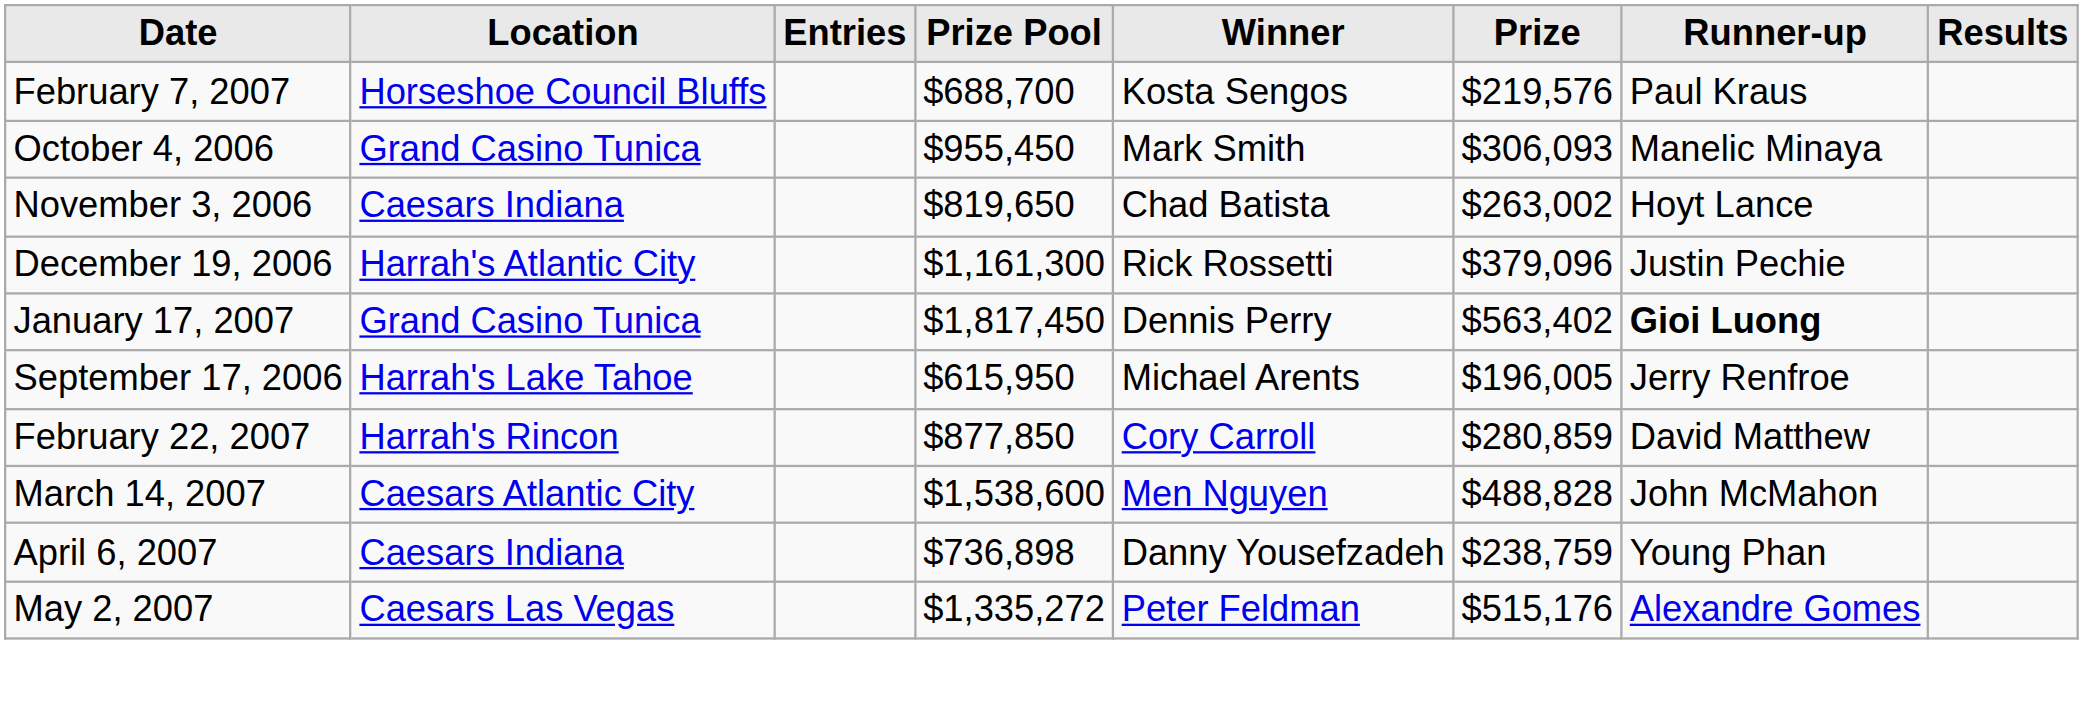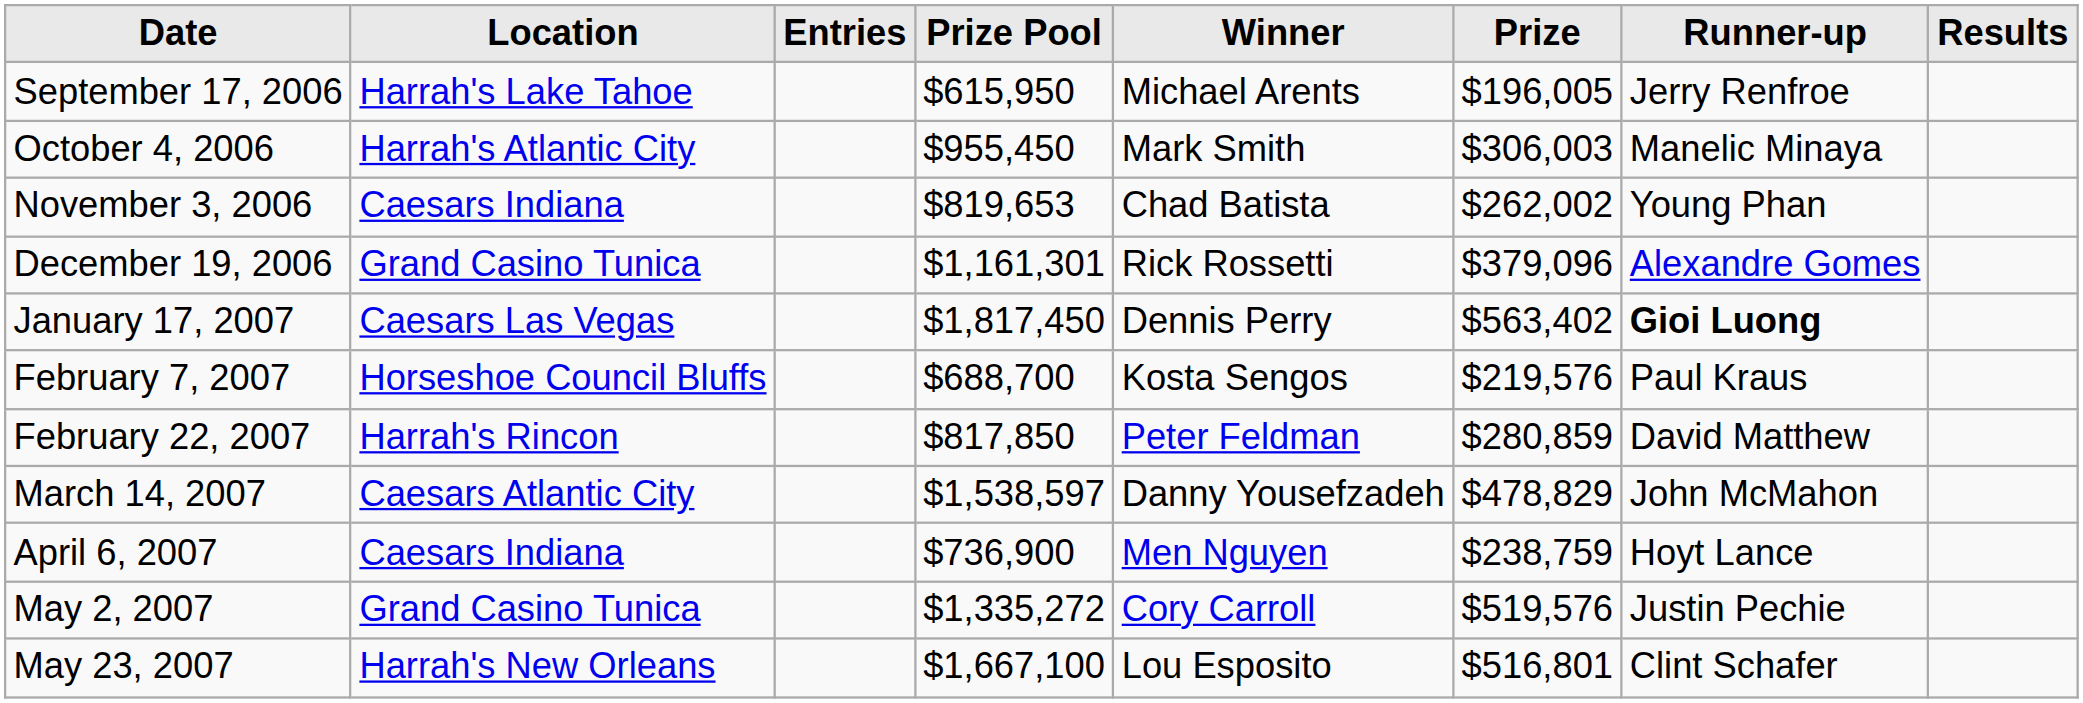rows swapped: (178, 378) <-> (152, 90)
(530, 148) Grand Casino Tunica -> (527, 148) Harrah's Atlantic City
(1537, 148) $306,093 -> (1537, 148) $306,003
(999, 206) $819,650 -> (999, 206) $819,653
(1537, 206) $263,002 -> (1537, 206) $262,002
(1722, 206) Hoyt Lance -> (1728, 206) Young Phan
(527, 263) Harrah's Atlantic City -> (530, 263) Grand Casino Tunica
(1014, 263) $1,161,300 -> (1014, 263) $1,161,301
(1738, 263) Justin Pechie -> (1775, 263) Alexandre Gomes
(530, 321) Grand Casino Tunica -> (517, 321) Caesars Las Vegas
(999, 436) $877,850 -> (999, 436) $817,850
(1219, 436) Cory Carroll -> (1241, 436) Peter Feldman
(1014, 494) $1,538,600 -> (1014, 494) $1,538,597
(1225, 494) Men Nguyen -> (1283, 494) Danny Yousefzadeh
(1537, 494) $488,828 -> (1537, 494) $478,829
(999, 551) $736,898 -> (999, 551) $736,900
(1283, 551) Danny Yousefzadeh -> (1225, 551) Men Nguyen
(1728, 551) Young Phan -> (1722, 551) Hoyt Lance
(517, 609) Caesars Las Vegas -> (530, 609) Grand Casino Tunica
(1241, 609) Peter Feldman -> (1219, 609) Cory Carroll
(1537, 609) $515,176 -> (1537, 609) $519,576
(1775, 609) Alexandre Gomes -> (1738, 609) Justin Pechie
+ row: (124, 666)
